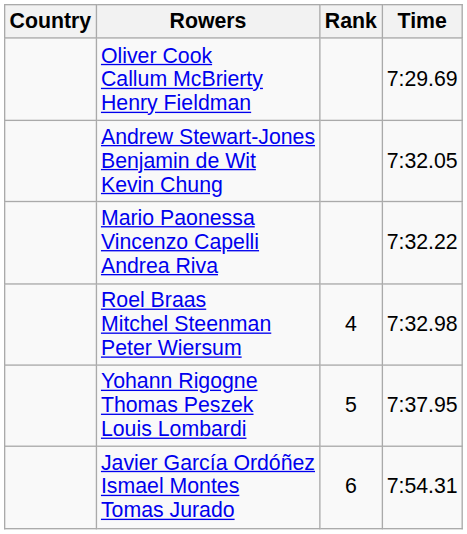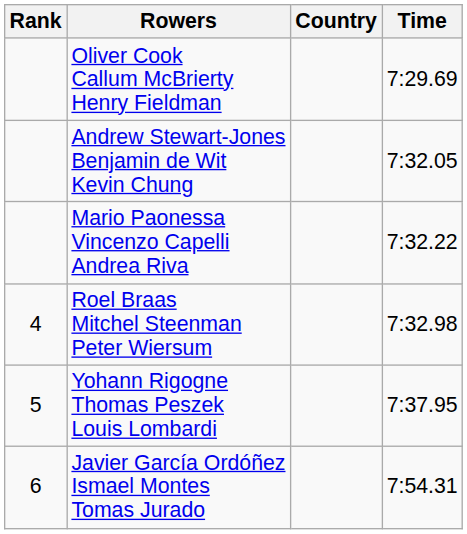columns swapped: (351, 21) <-> (50, 21)
